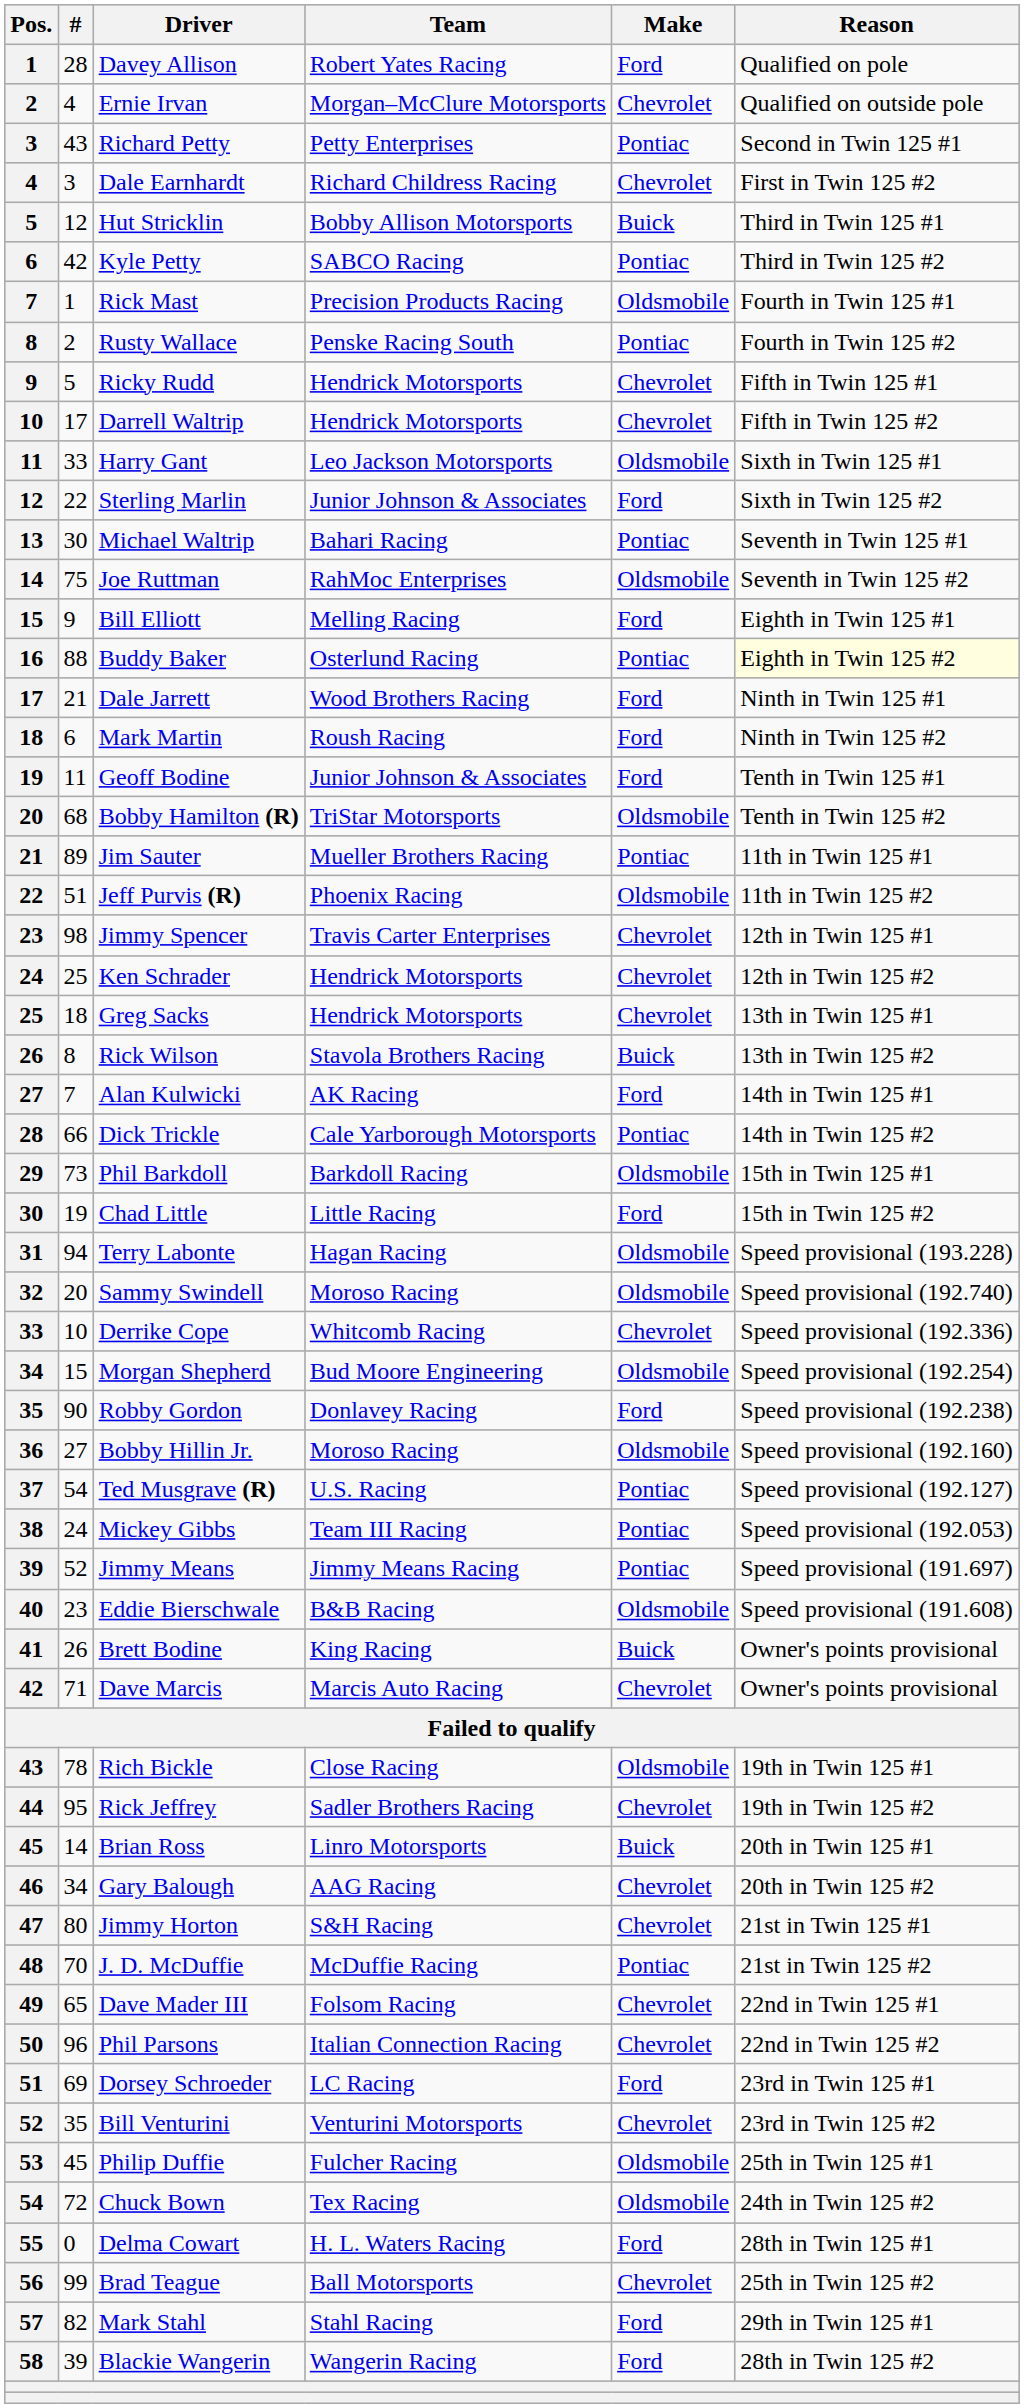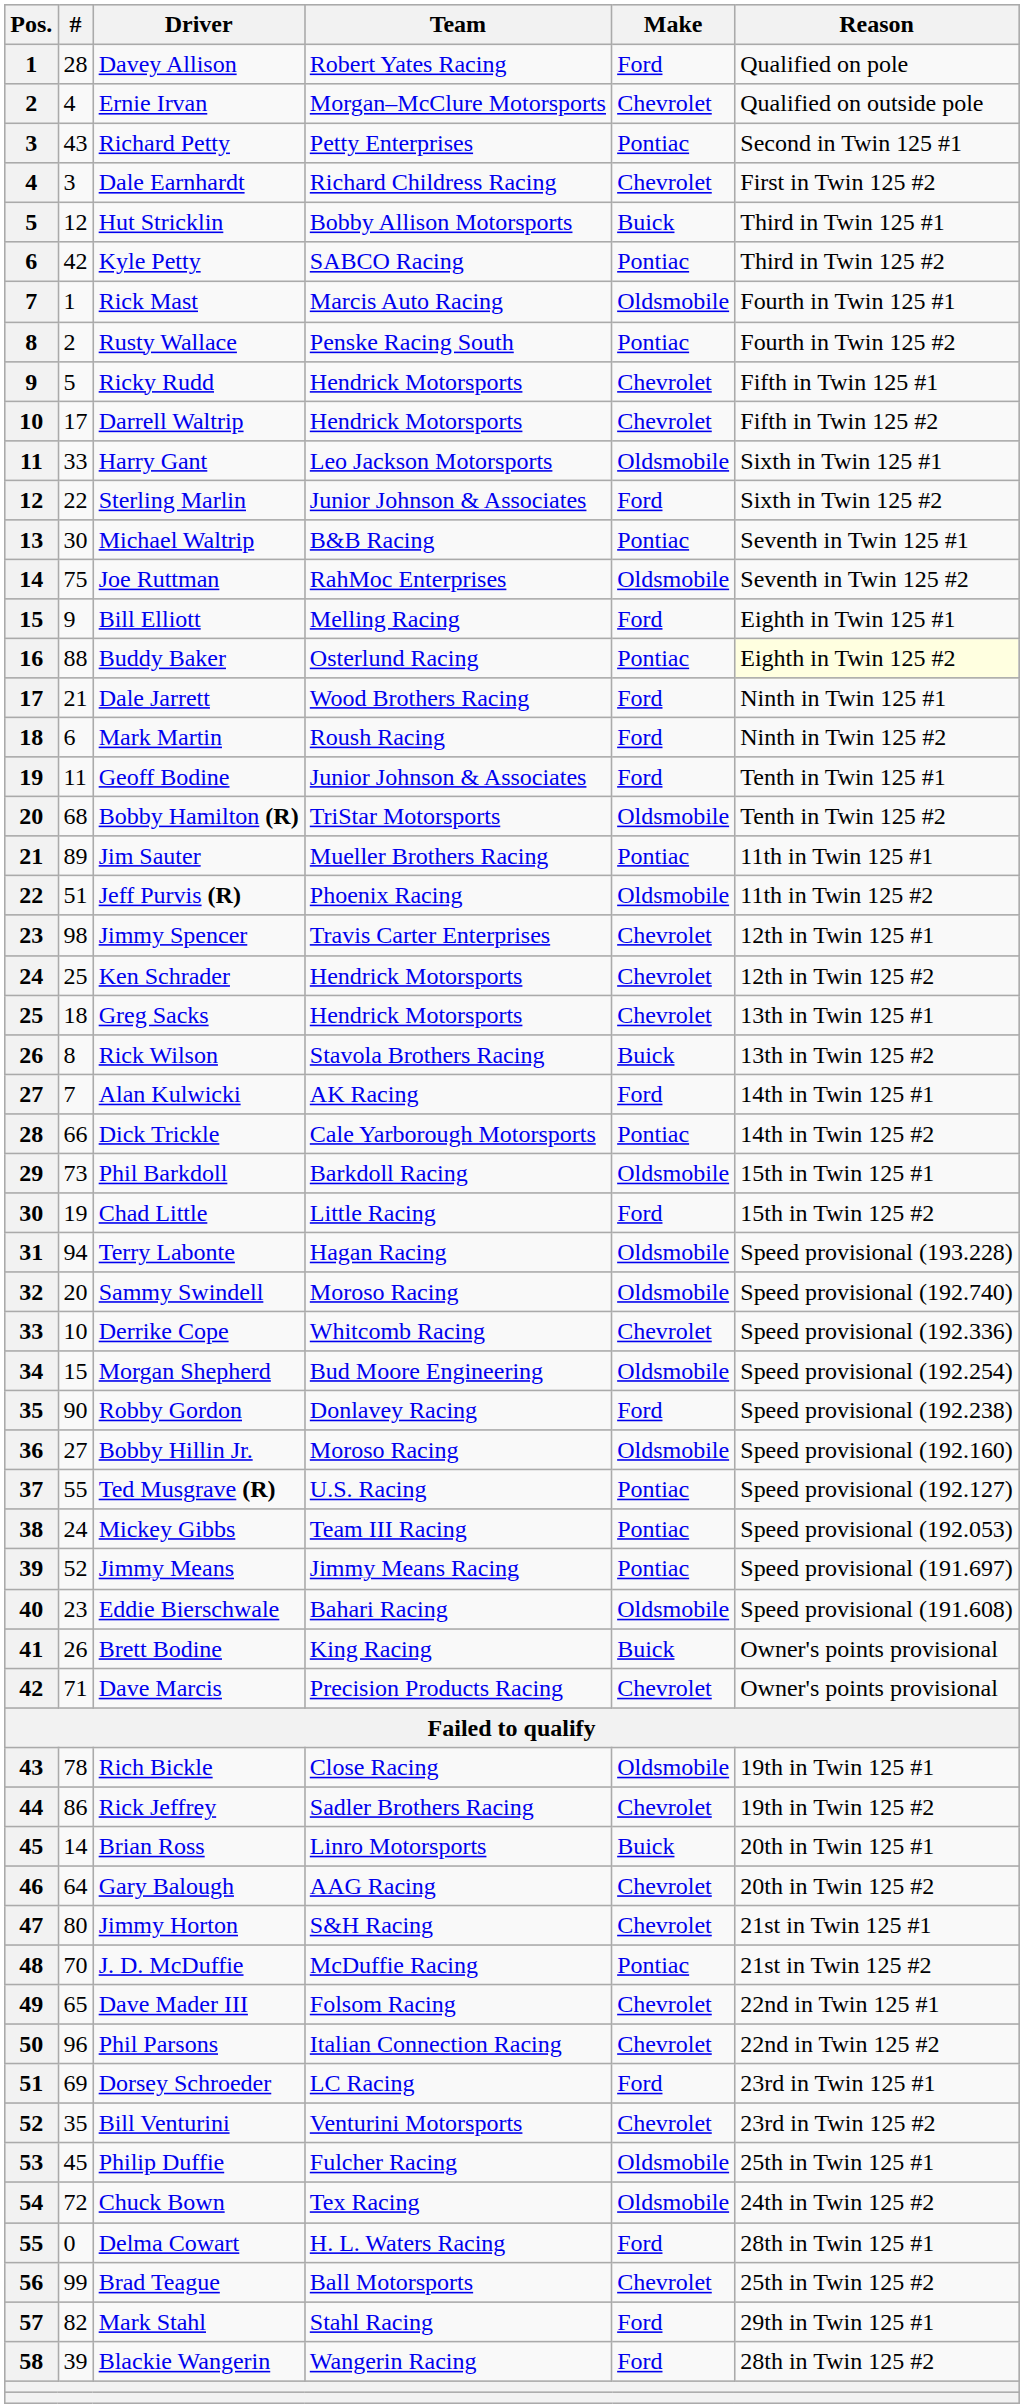(436, 301) Precision Products Racing -> (406, 301) Marcis Auto Racing
(379, 539) Bahari Racing -> (372, 539) B&B Racing
(76, 1489) 54 -> (76, 1489) 55
(372, 1608) B&B Racing -> (379, 1608) Bahari Racing
(406, 1687) Marcis Auto Racing -> (436, 1687) Precision Products Racing
(76, 1806) 95 -> (76, 1806) 86
(76, 1885) 34 -> (76, 1885) 64
